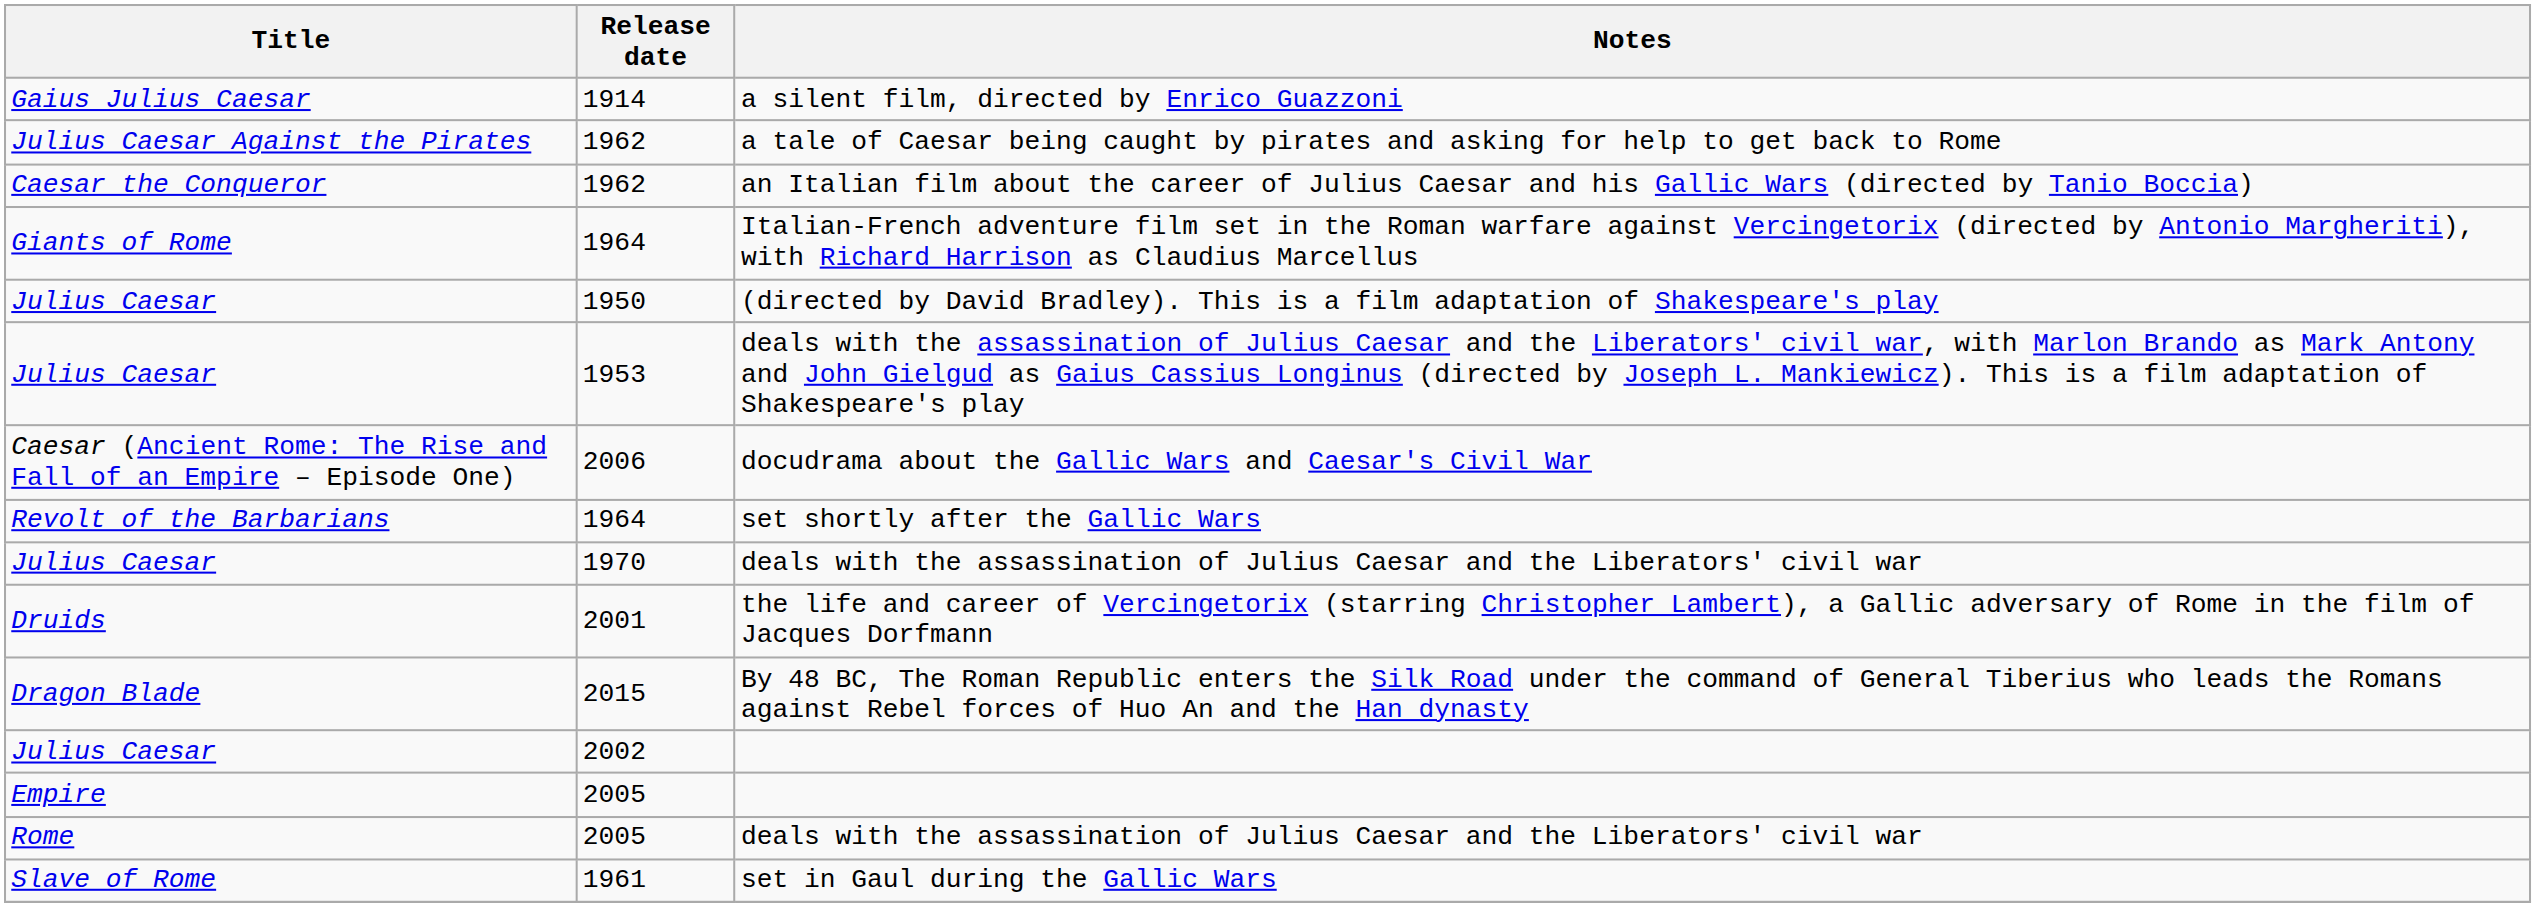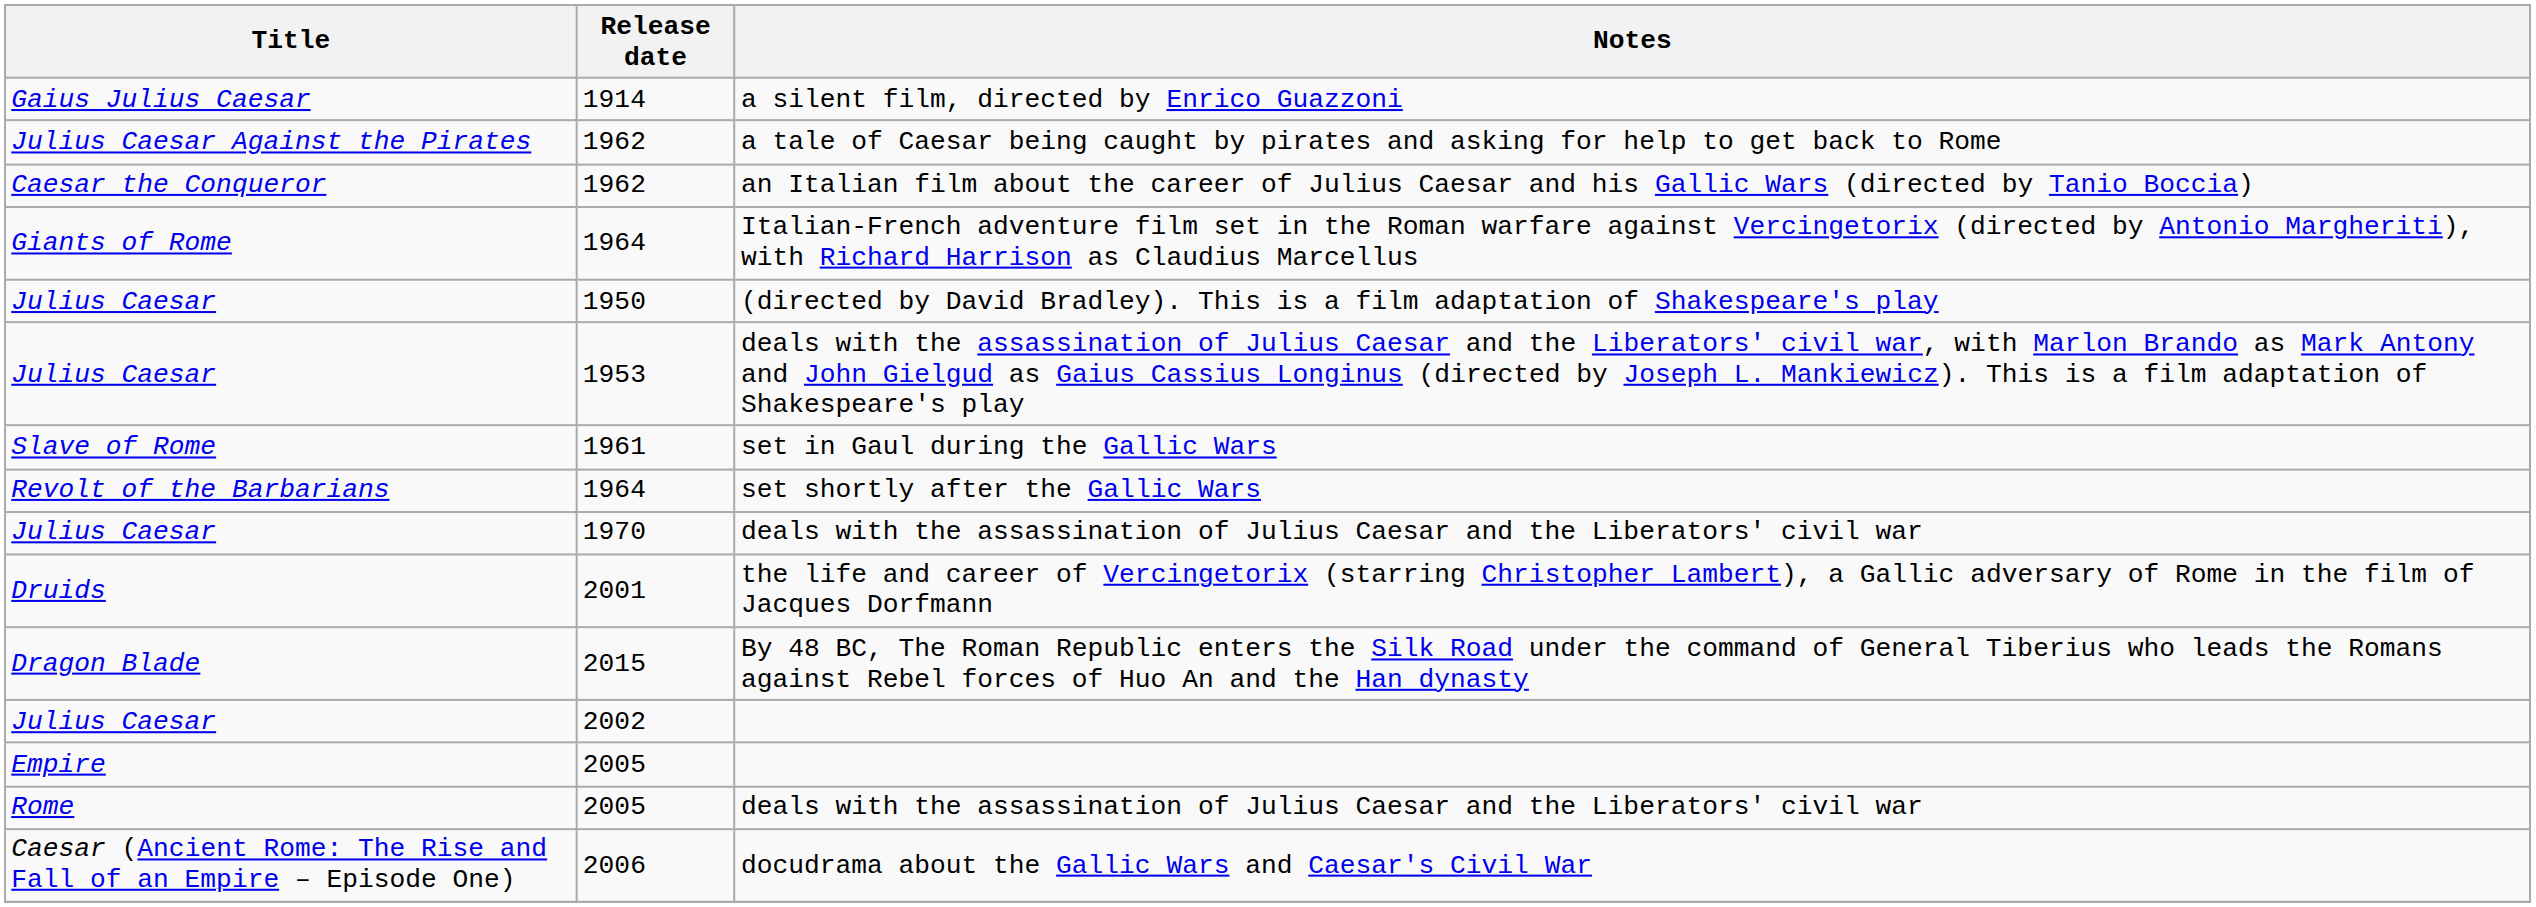rows swapped: (114, 880) <-> (279, 462)
